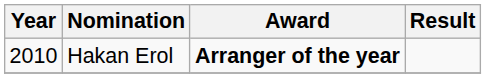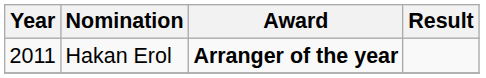(33, 55) 2010 -> (33, 55) 2011
